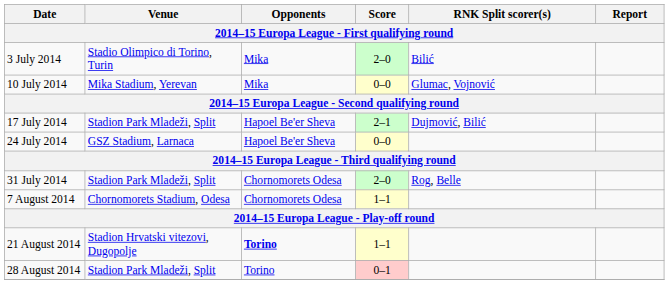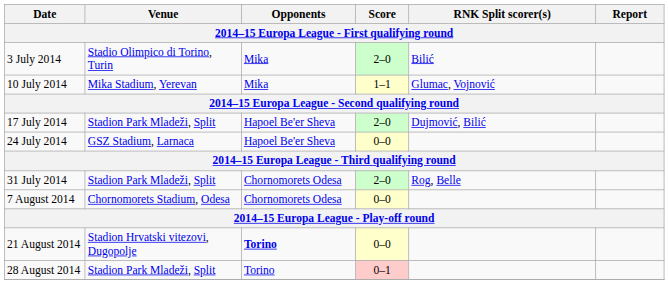(382, 85) 0–0 -> (382, 85) 1–1
(382, 123) 2–1 -> (382, 123) 2–0
(382, 199) 1–1 -> (382, 199) 0–0
(382, 244) 1–1 -> (382, 244) 0–0
